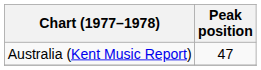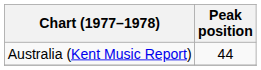(225, 53) 47 -> (225, 53) 44
